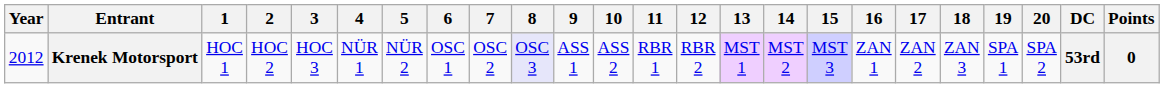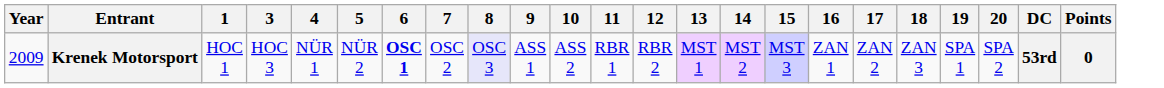- column: (269, 18)
(26, 57) 2012 -> (26, 57) 2009
(448, 57) normal -> (404, 57) bold
